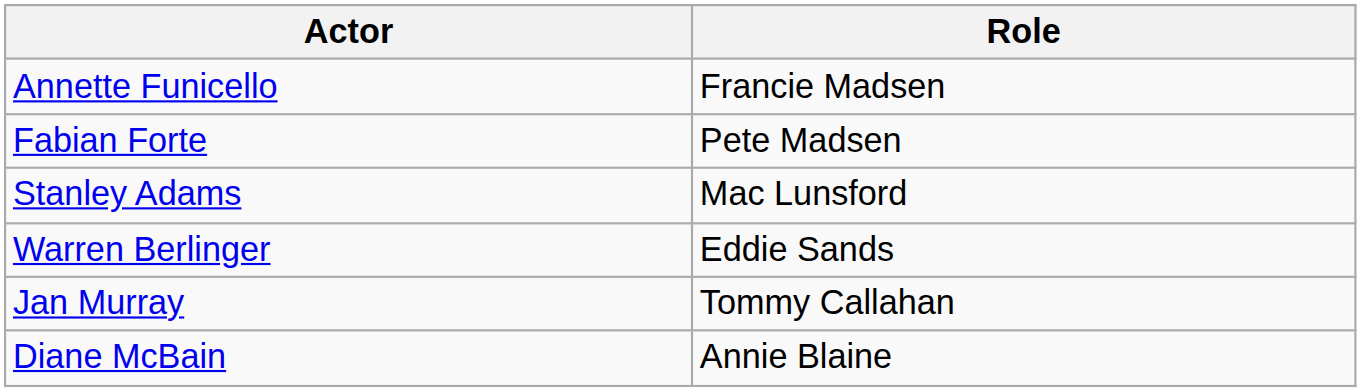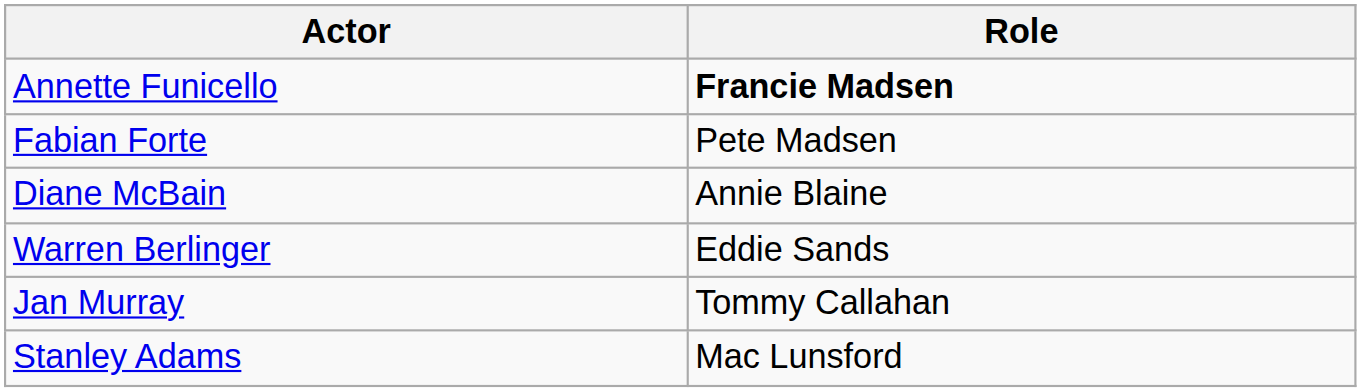(823, 85) normal -> (825, 85) bold
rows swapped: (120, 357) <-> (127, 194)
